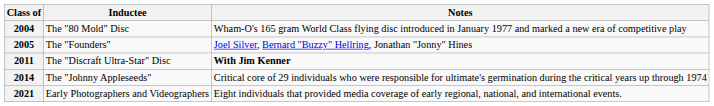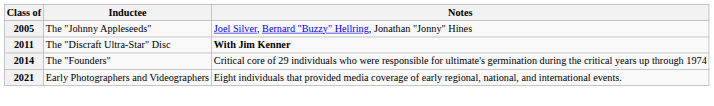- row: (24, 28)
(78, 45) The "Founders" -> (99, 28) The "Johnny Appleseeds"
(99, 77) The "Johnny Appleseeds" -> (78, 61) The "Founders"
